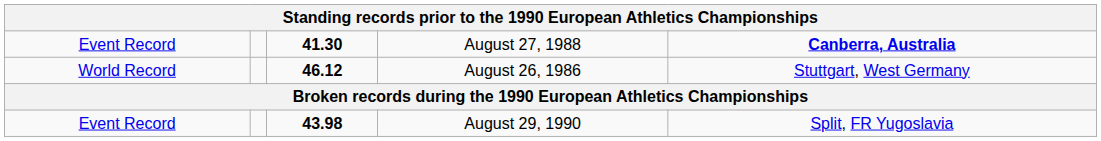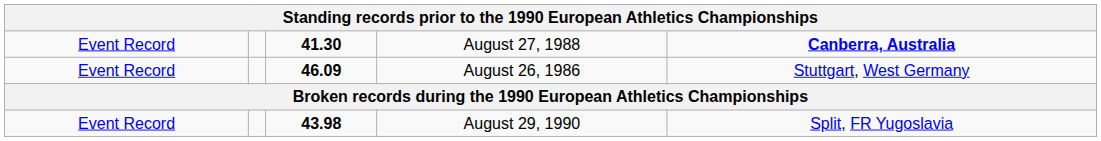(127, 70) World Record -> (127, 70) Event Record
(322, 70) 46.12 -> (321, 70) 46.09
